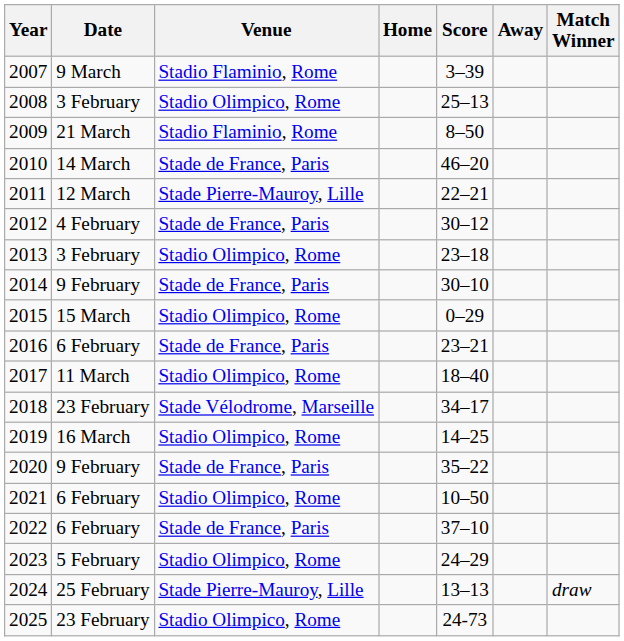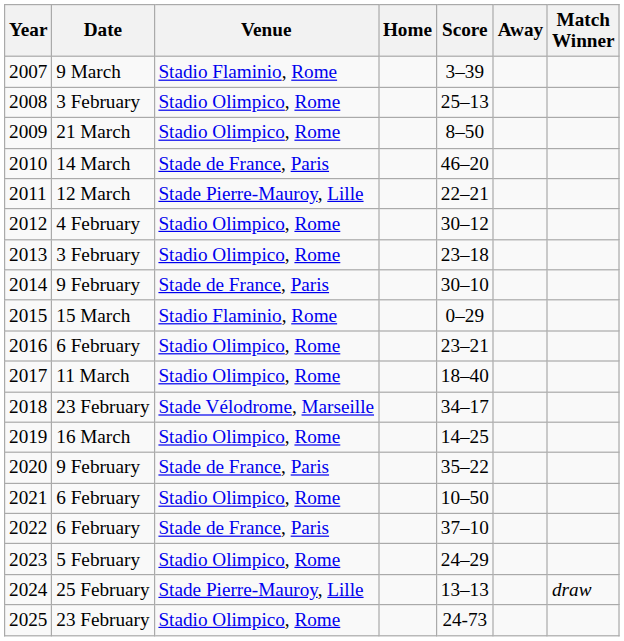(248, 132) Stadio Flaminio, Rome -> (249, 132) Stadio Olimpico, Rome
(244, 224) Stade de France, Paris -> (249, 224) Stadio Olimpico, Rome
(249, 315) Stadio Olimpico, Rome -> (248, 315) Stadio Flaminio, Rome
(244, 345) Stade de France, Paris -> (249, 345) Stadio Olimpico, Rome
